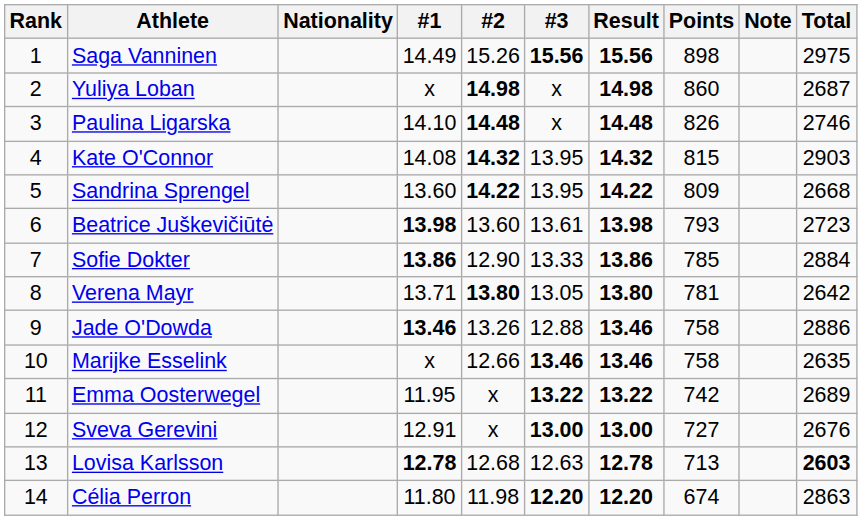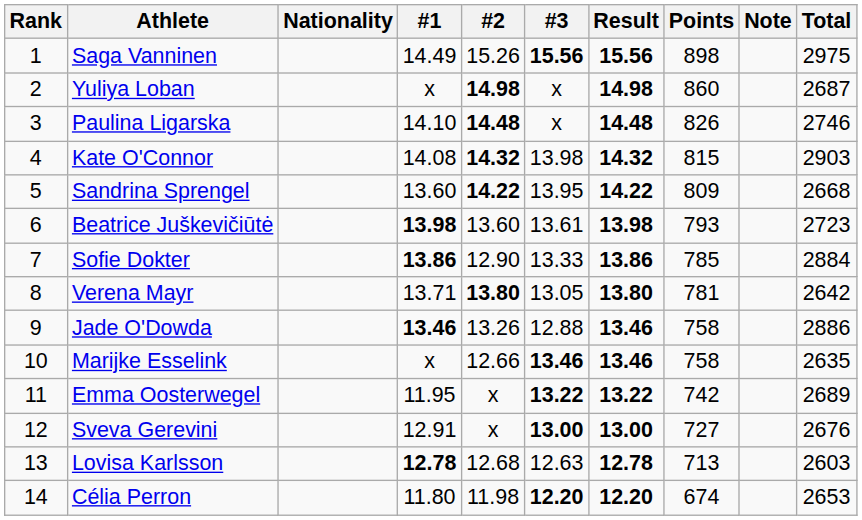(557, 157) 13.95 -> (557, 157) 13.98
(826, 463) bold -> (826, 463) normal
(826, 497) 2863 -> (826, 497) 2653
